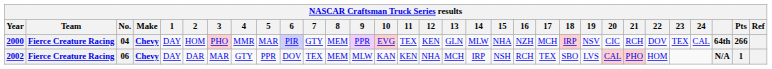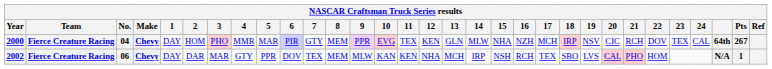(741, 41) 266 -> (741, 41) 267
